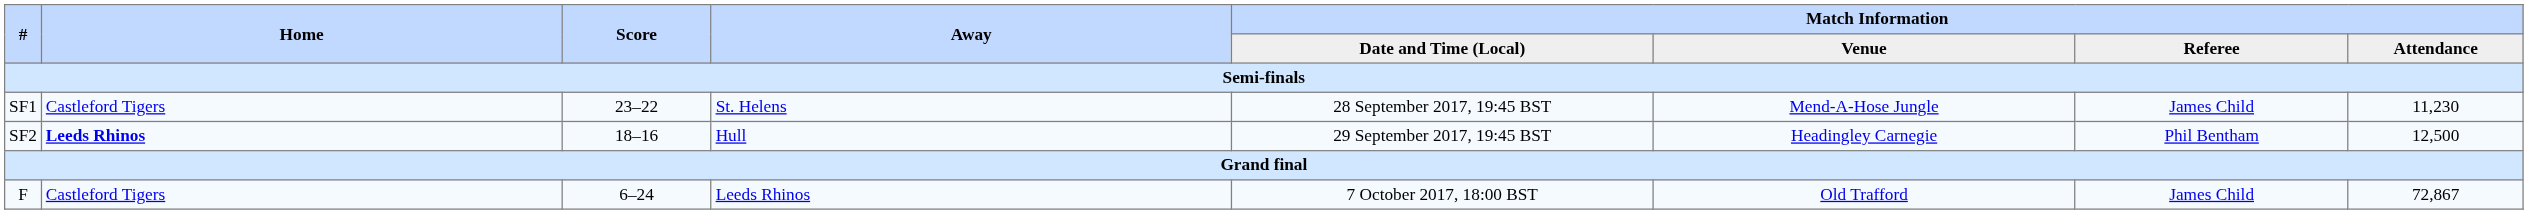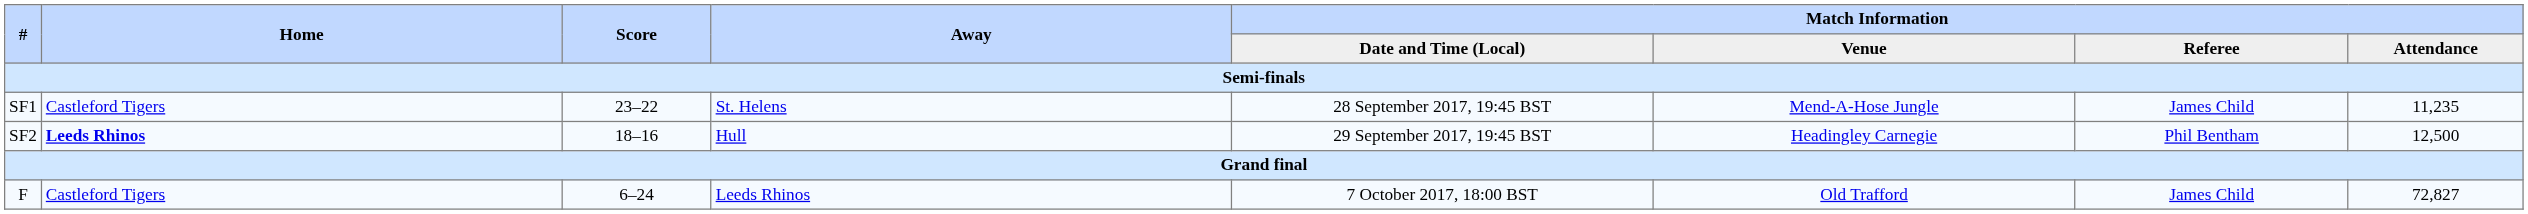(2436, 106) 11,230 -> (2436, 106) 11,235
(2436, 194) 72,867 -> (2436, 194) 72,827
